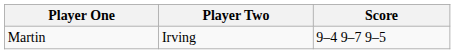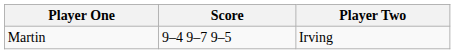columns swapped: (236, 15) <-> (382, 15)
